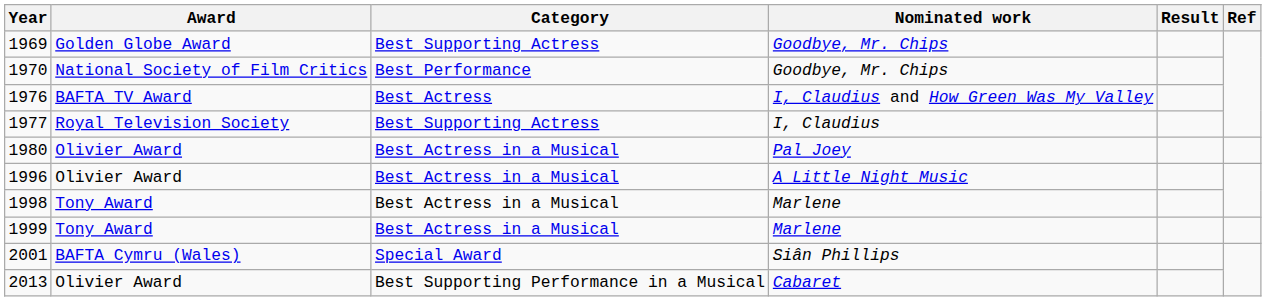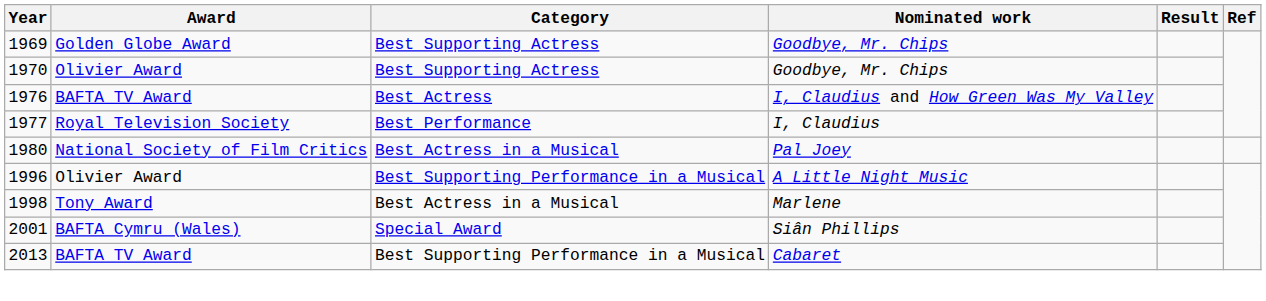(211, 71) National Society of Film Critics -> (119, 71) Olivier Award
(453, 71) Best Performance -> (487, 71) Best Supporting Actress
(487, 124) Best Supporting Actress -> (453, 124) Best Performance
(119, 150) Olivier Award -> (211, 150) National Society of Film Critics
(497, 177) Best Actress in a Musical -> (570, 177) Best Supporting Performance in a Musical
- row: (28, 230)
(119, 283) Olivier Award -> (124, 256) BAFTA TV Award
